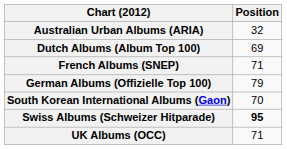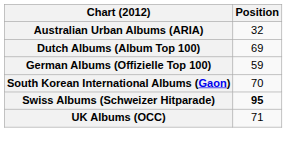- row: (119, 65)
(257, 83) 79 -> (257, 65) 59
